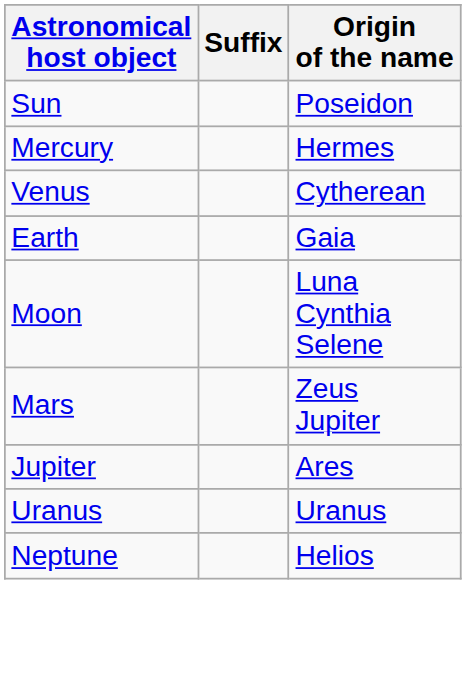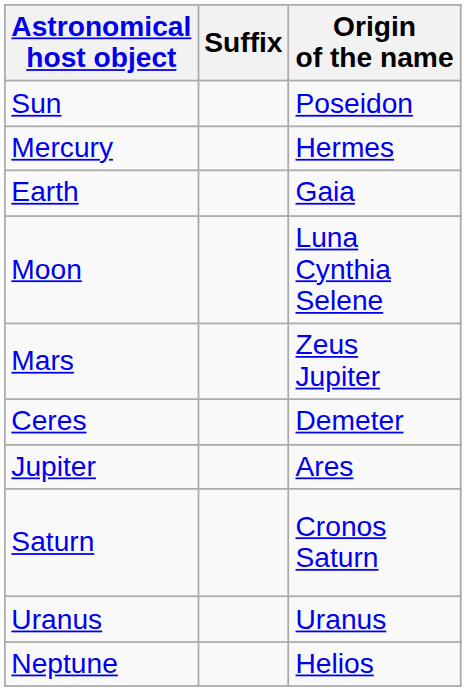- row: (51, 192)
+ row: (49, 421)
+ row: (53, 542)
